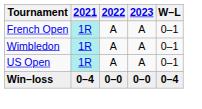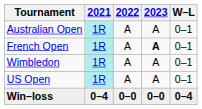+ row: (45, 29)
(142, 29) normal -> (156, 46) bold
